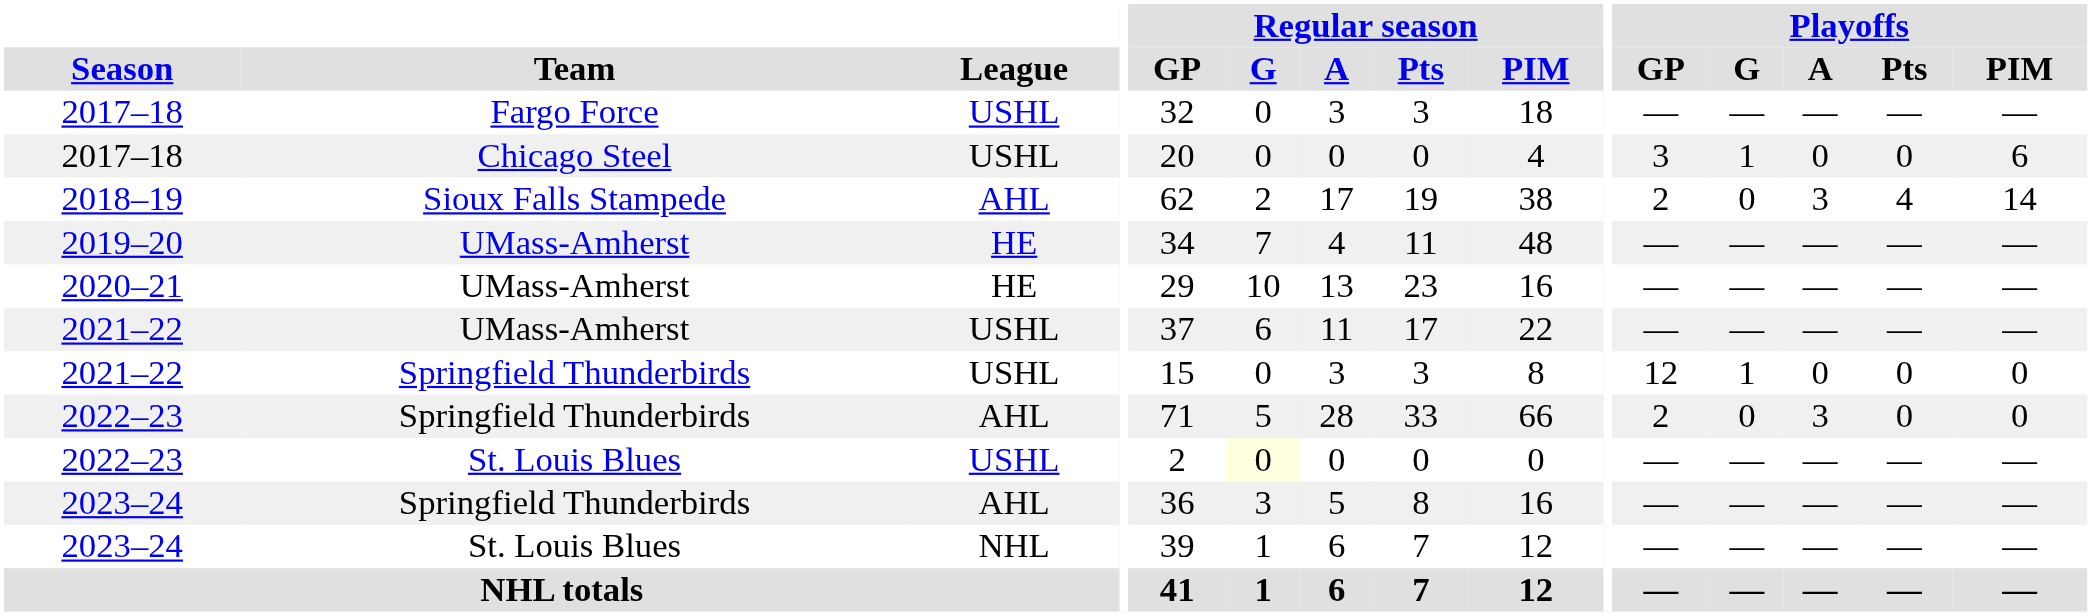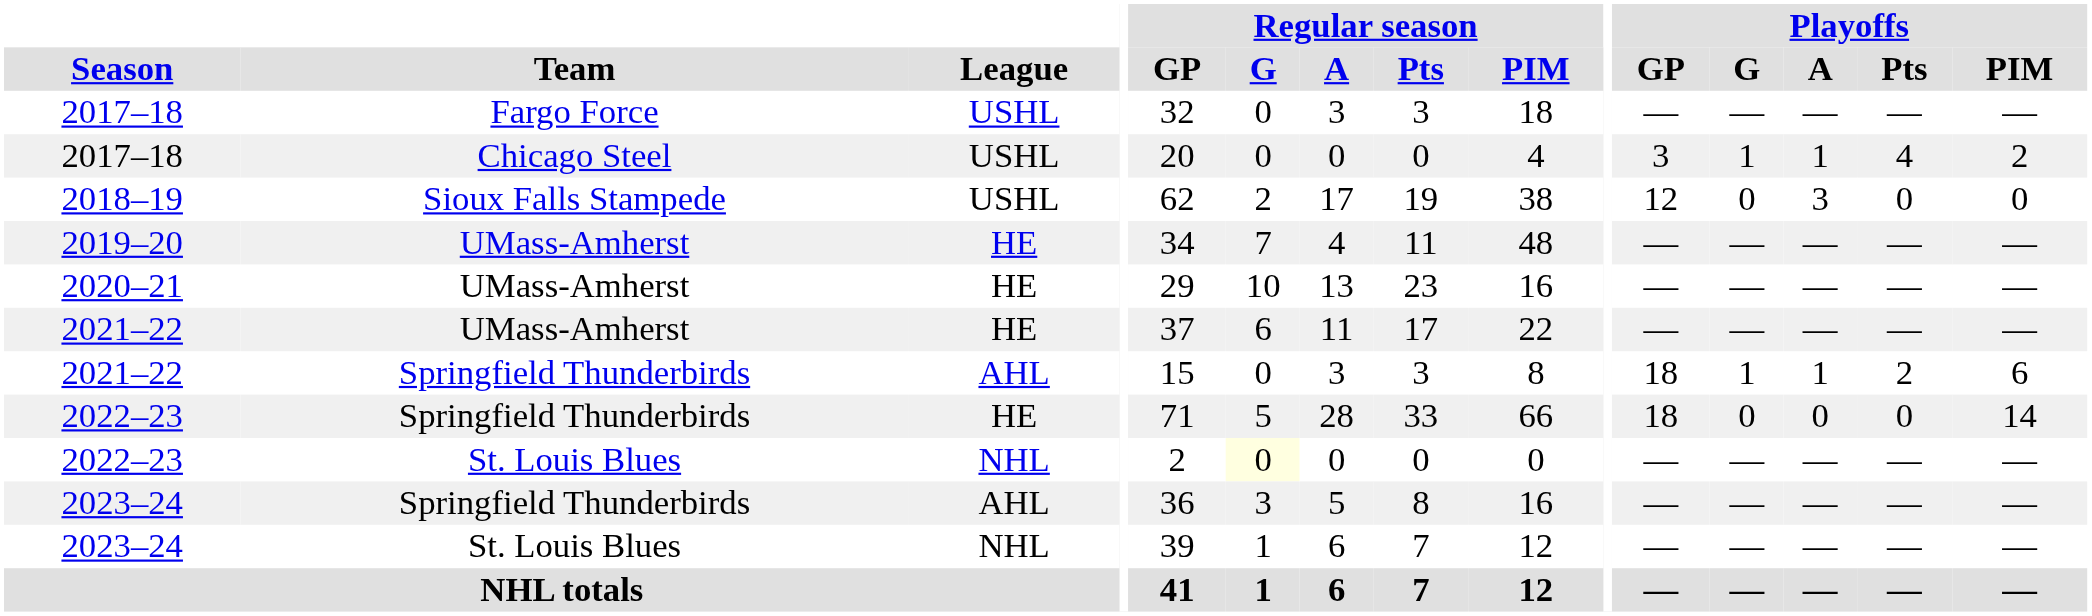(1820, 155) 0 -> (1820, 155) 1
(1904, 155) 0 -> (1904, 155) 4
(2020, 155) 6 -> (2020, 155) 2
(1014, 198) AHL -> (1014, 198) USHL
(1661, 198) 2 -> (1661, 198) 12
(1904, 198) 4 -> (1904, 198) 0
(2020, 198) 14 -> (2020, 198) 0
(1014, 328) USHL -> (1014, 328) HE
(1014, 372) USHL -> (1014, 372) AHL
(1661, 372) 12 -> (1661, 372) 18
(1820, 372) 0 -> (1820, 372) 1
(1904, 372) 0 -> (1904, 372) 2
(2020, 372) 0 -> (2020, 372) 6
(1014, 415) AHL -> (1014, 415) HE
(1661, 415) 2 -> (1661, 415) 18
(1820, 415) 3 -> (1820, 415) 0
(2020, 415) 0 -> (2020, 415) 14
(1014, 459) USHL -> (1014, 459) NHL
